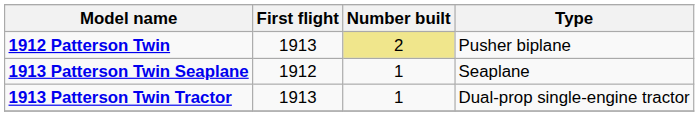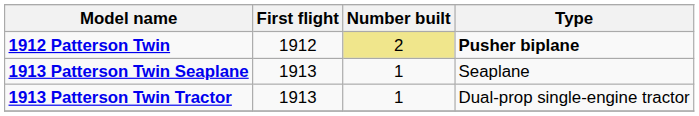(298, 45) 1913 -> (298, 45) 1912
(515, 45) normal -> (519, 45) bold
(298, 72) 1912 -> (298, 72) 1913
